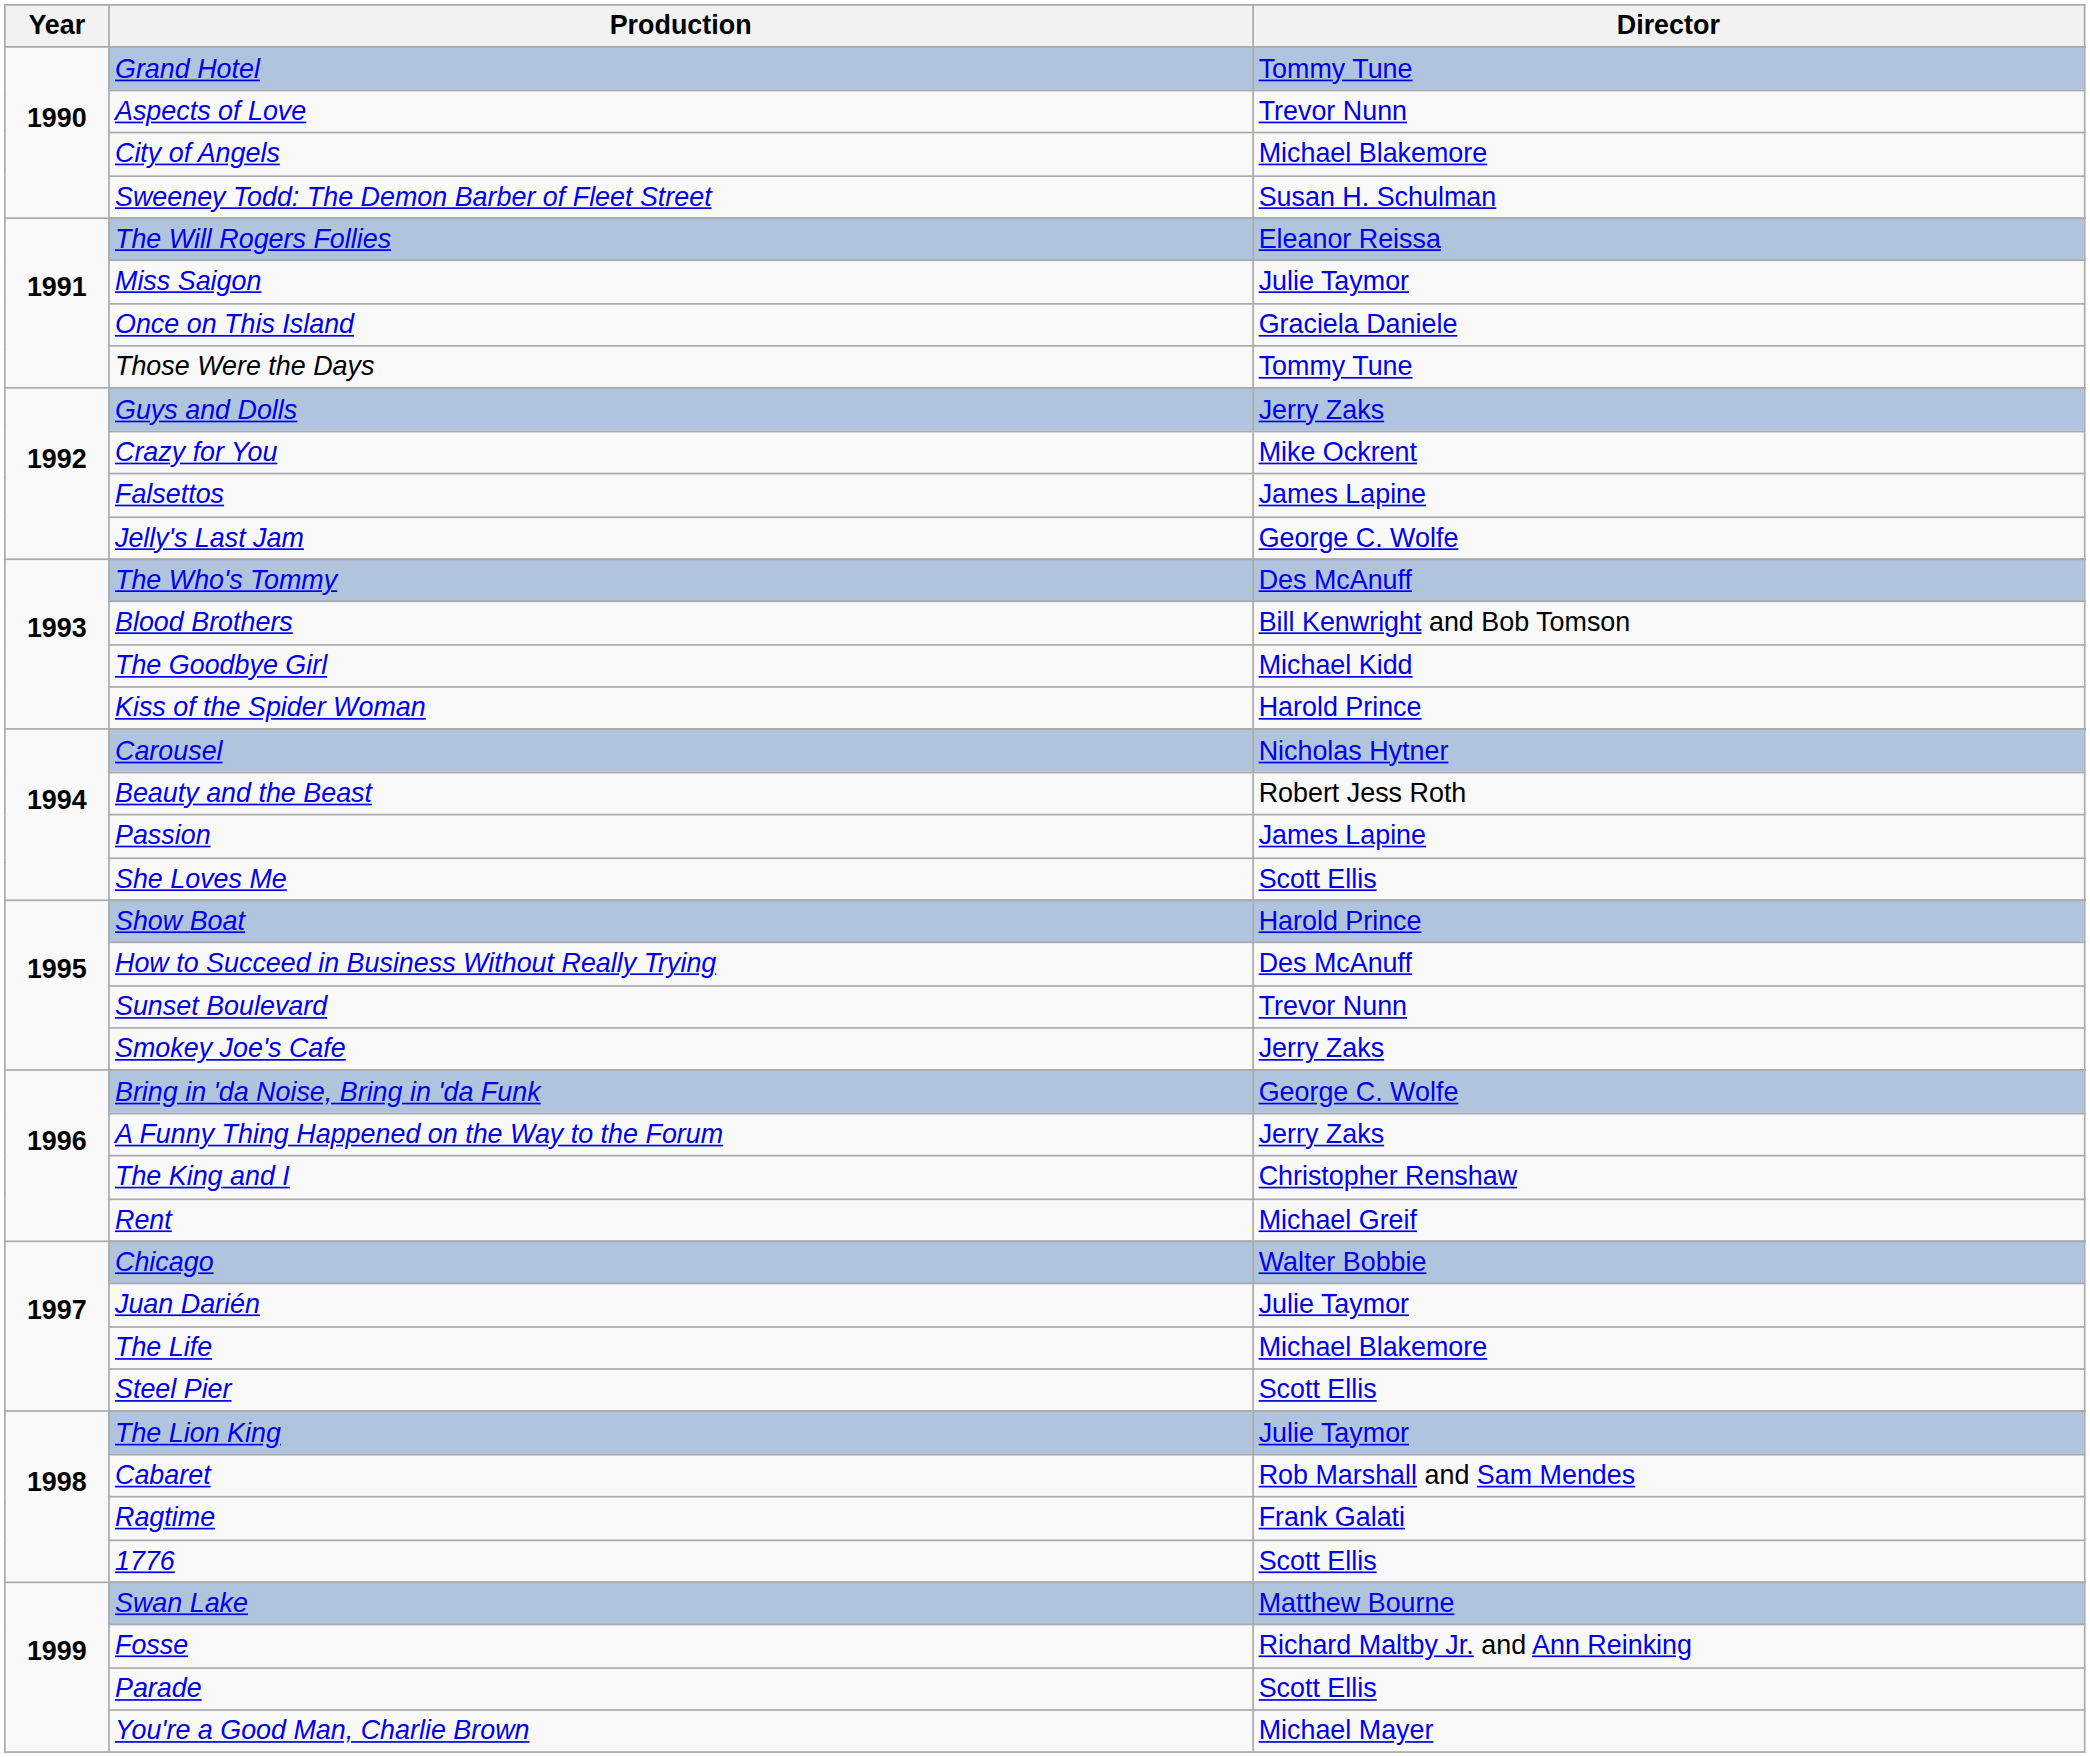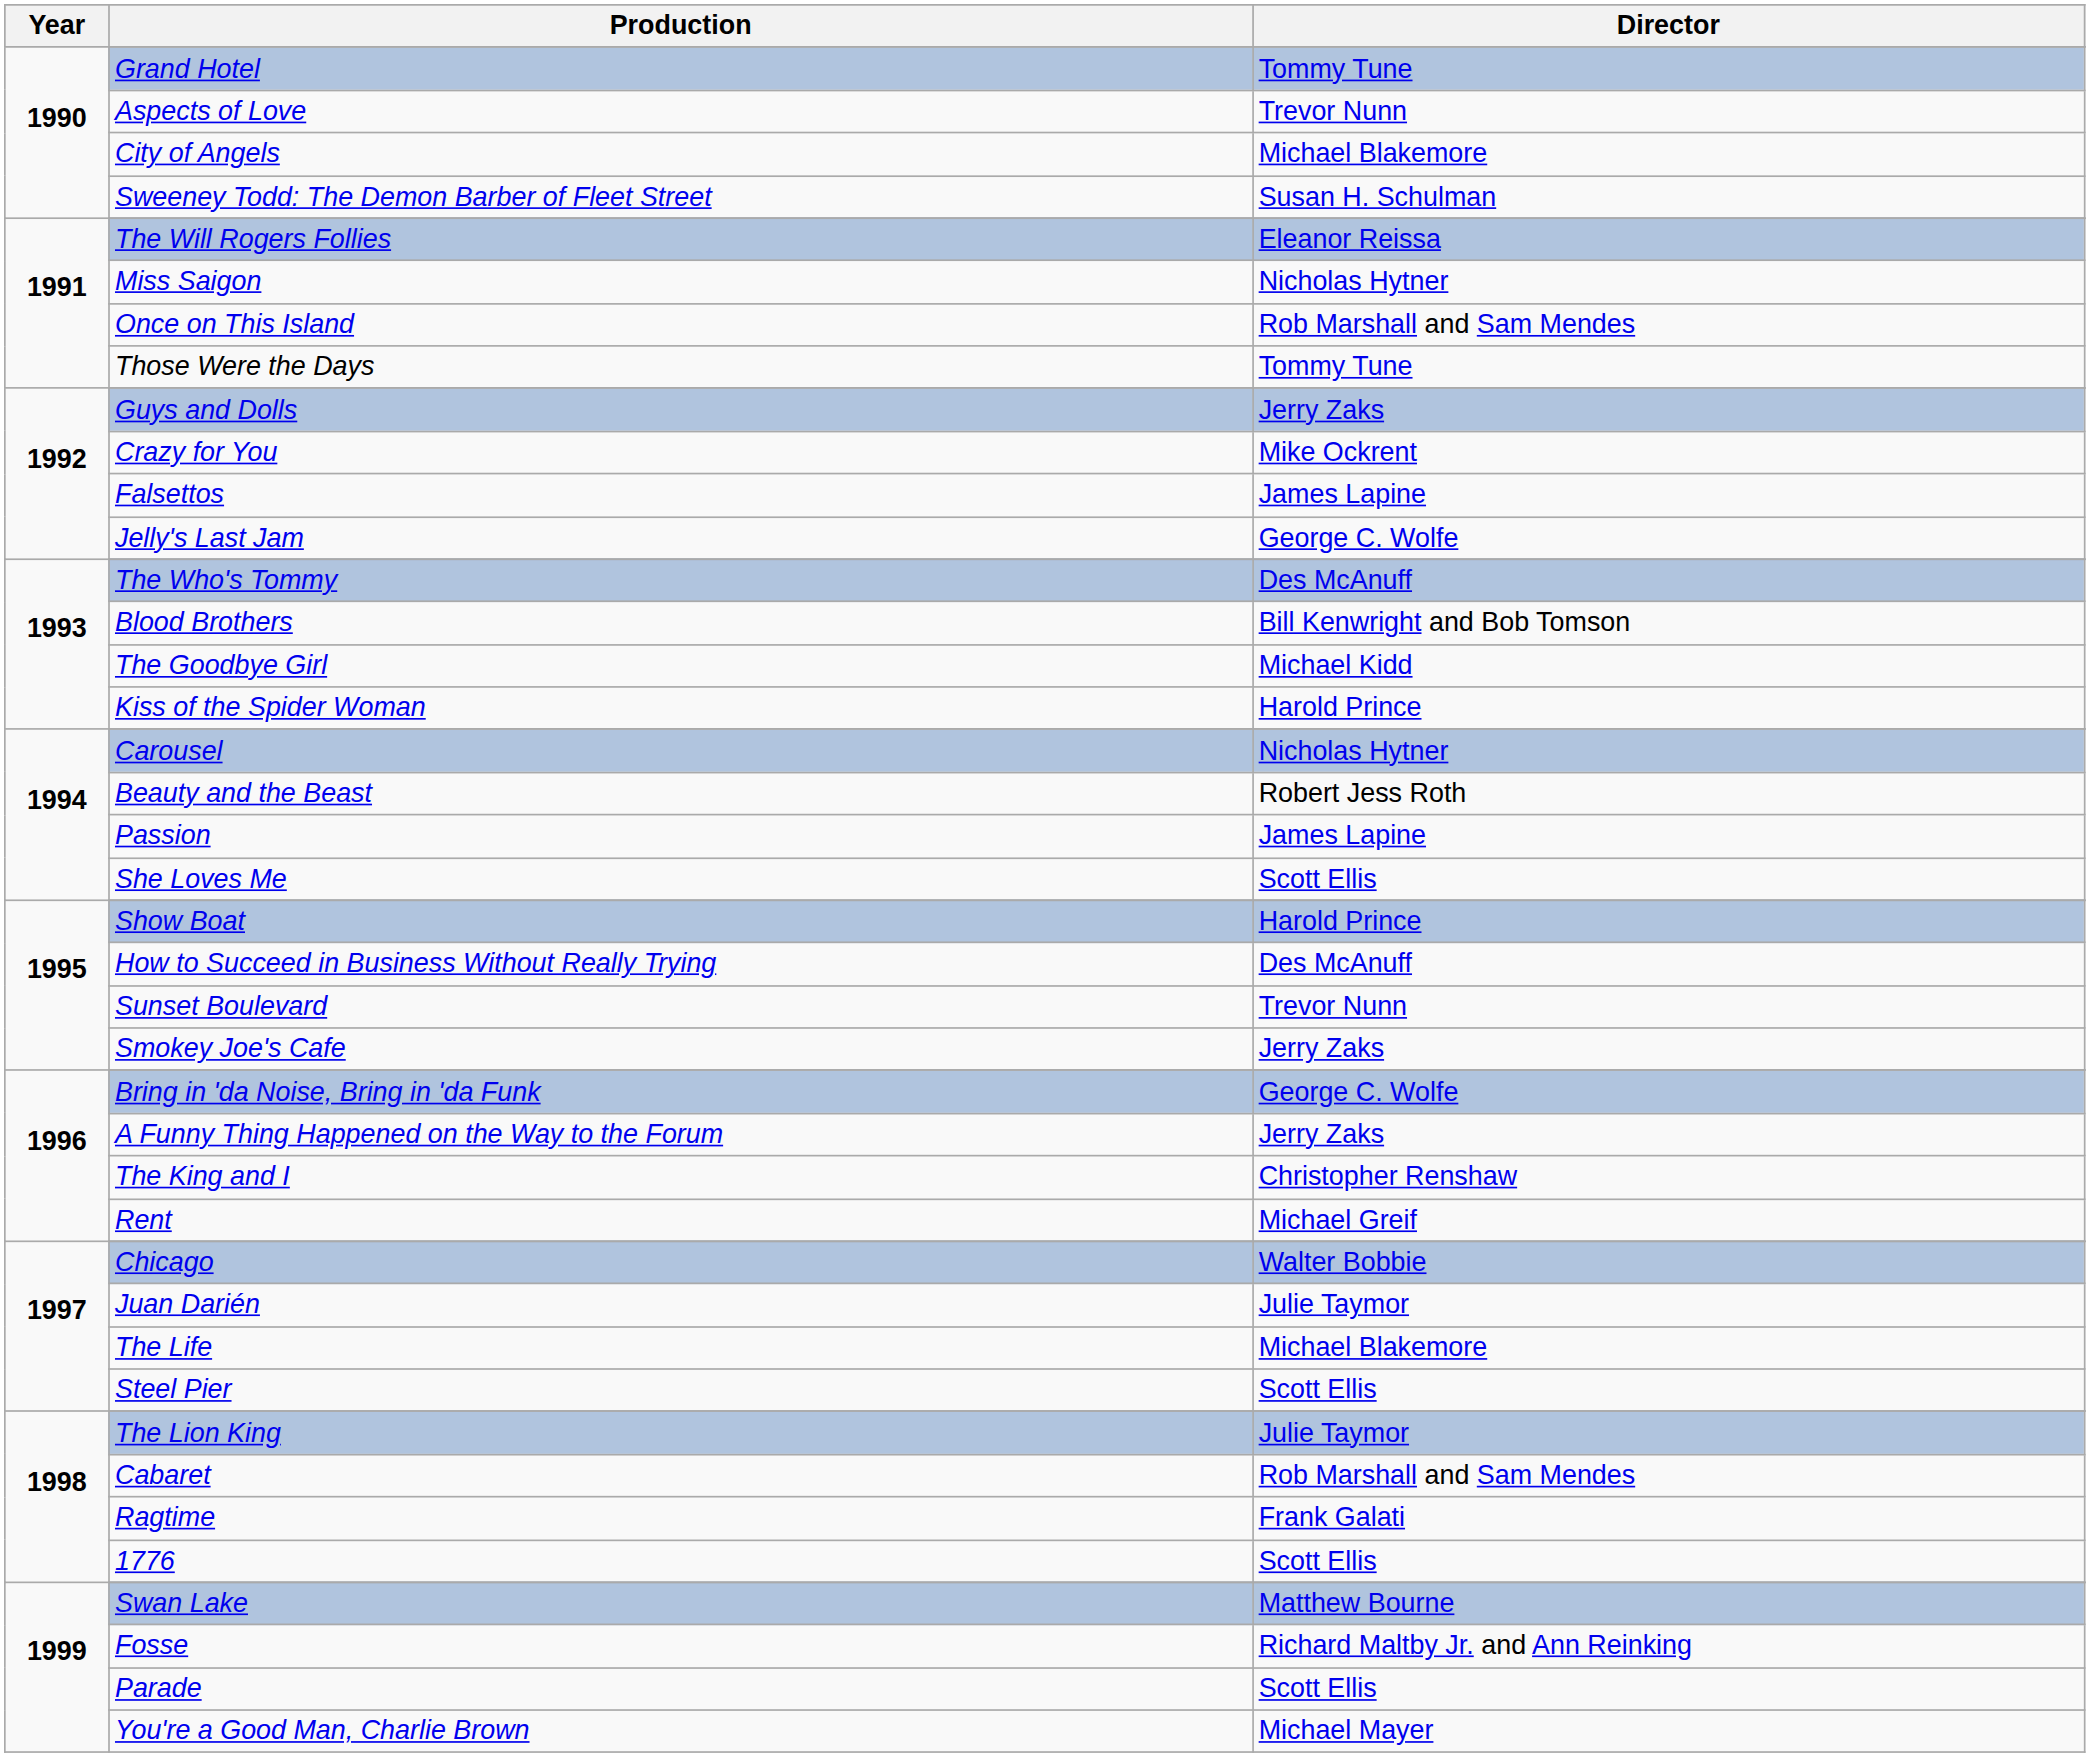(1334, 281) Julie Taymor -> (1354, 281) Nicholas Hytner
(1358, 324) Graciela Daniele -> (1447, 324) Rob Marshall and Sam Mendes
